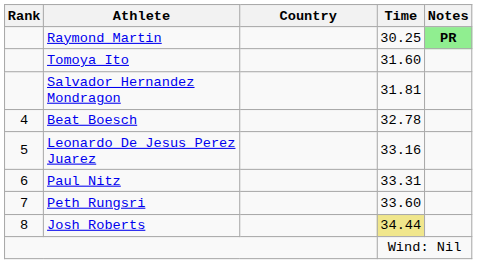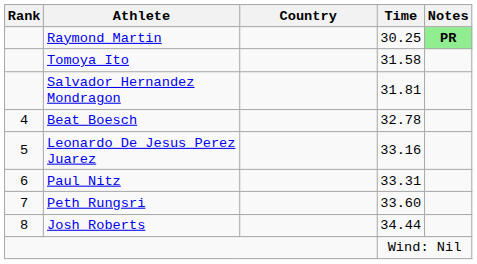(401, 60) 31.60 -> (401, 60) 31.58
(401, 225) khaki background -> (401, 225) no background
